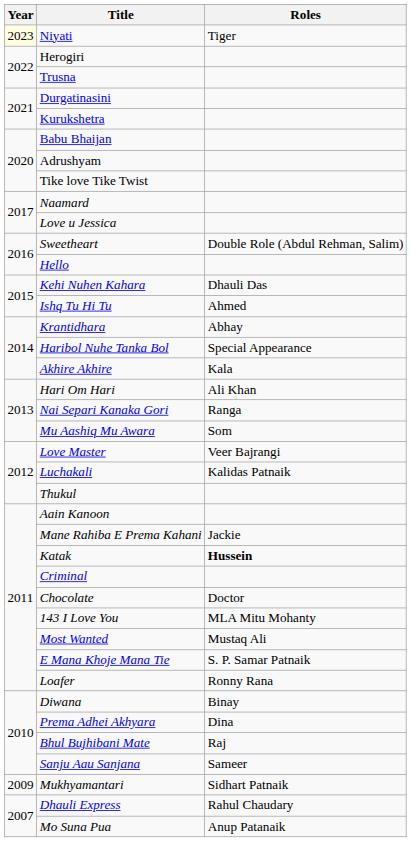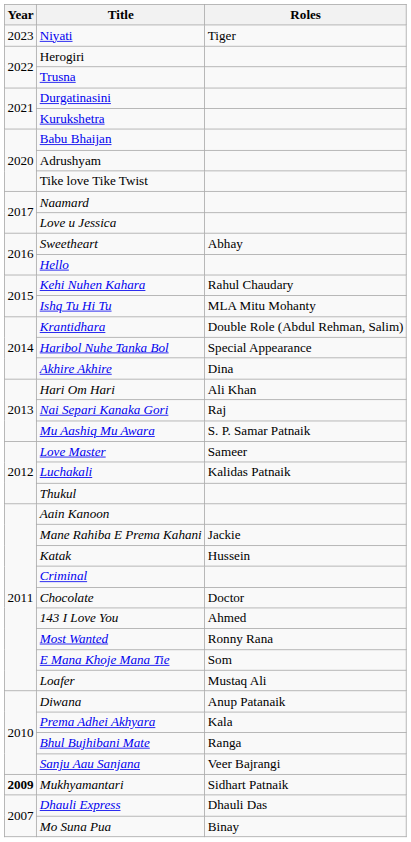(21, 35) lightyellow background -> (21, 35) no background
(306, 243) Double Role (Abdul Rehman, Salim) -> (225, 243) Abhay
(238, 285) Dhauli Das -> (251, 285) Rahul Chaudary
(227, 306) Ahmed -> (262, 306) MLA Mitu Mohanty
(225, 327) Abhay -> (306, 327) Double Role (Abdul Rehman, Salim)
(220, 368) Kala -> (221, 368) Dina
(225, 410) Ranga -> (217, 410) Raj
(220, 431) Som -> (259, 431) S. P. Samar Patnaik
(244, 451) Veer Bajrangi -> (227, 451) Sameer
(230, 555) bold -> (229, 555) normal
(262, 618) MLA Mitu Mohanty -> (227, 618) Ahmed
(237, 639) Mustaq Ali -> (240, 639) Ronny Rana
(259, 659) S. P. Samar Patnaik -> (220, 659) Som
(240, 680) Ronny Rana -> (237, 680) Mustaq Ali
(223, 701) Binay -> (247, 701) Anup Patanaik
(221, 722) Dina -> (220, 722) Kala
(217, 743) Raj -> (225, 743) Ranga
(227, 763) Sameer -> (244, 763) Veer Bajrangi
(21, 784) normal -> (21, 784) bold
(251, 805) Rahul Chaudary -> (238, 805) Dhauli Das
(247, 826) Anup Patanaik -> (223, 826) Binay
